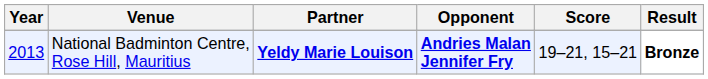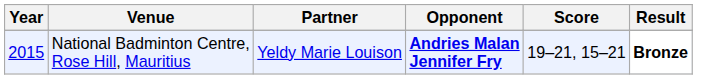(26, 52) 2013 -> (26, 52) 2015
(335, 52) bold -> (330, 52) normal
